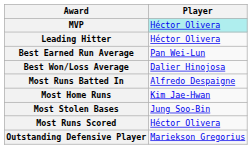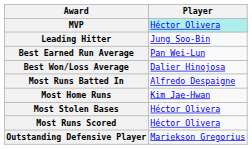(185, 39) Héctor Olivera -> (180, 39) Jung Soo-Bin
(180, 109) Jung Soo-Bin -> (185, 109) Héctor Olivera
